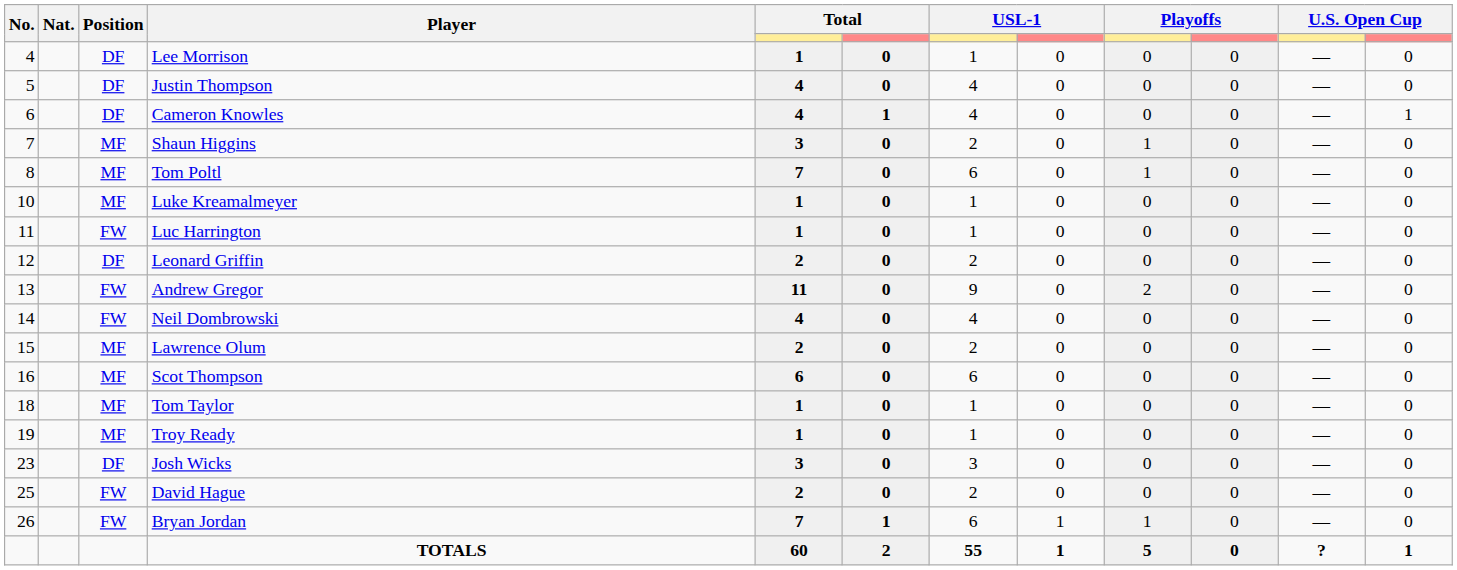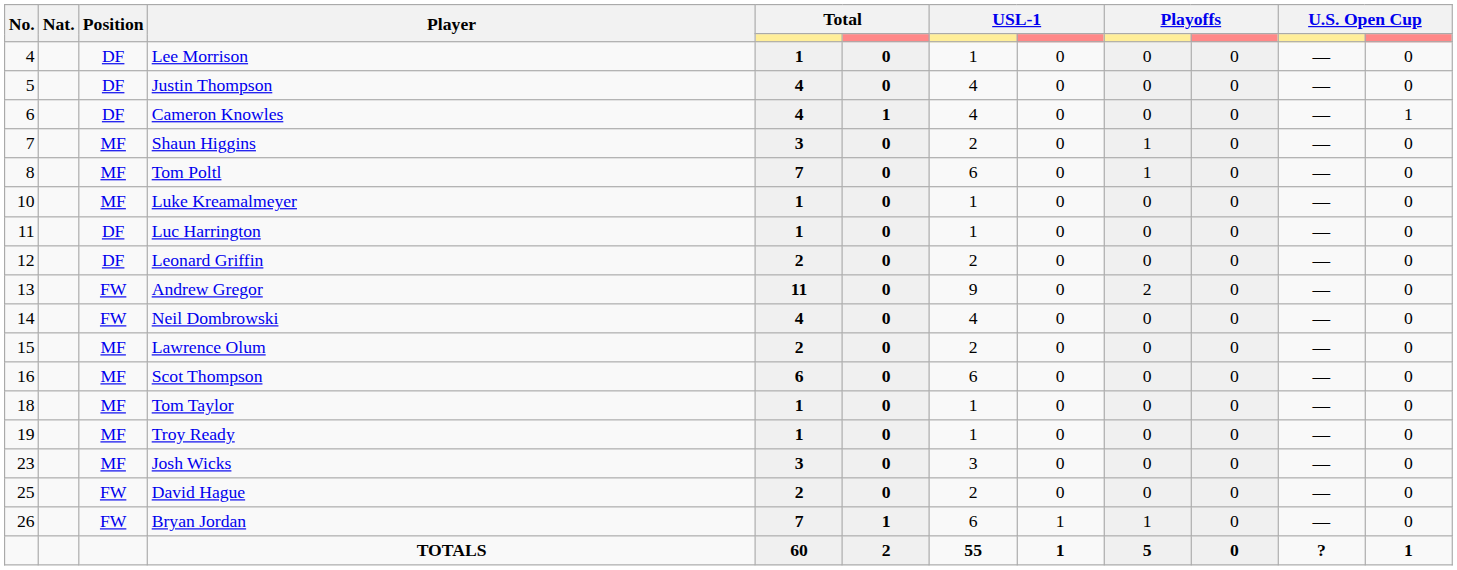(113, 230) FW -> (113, 230) DF
(113, 463) DF -> (113, 463) MF
